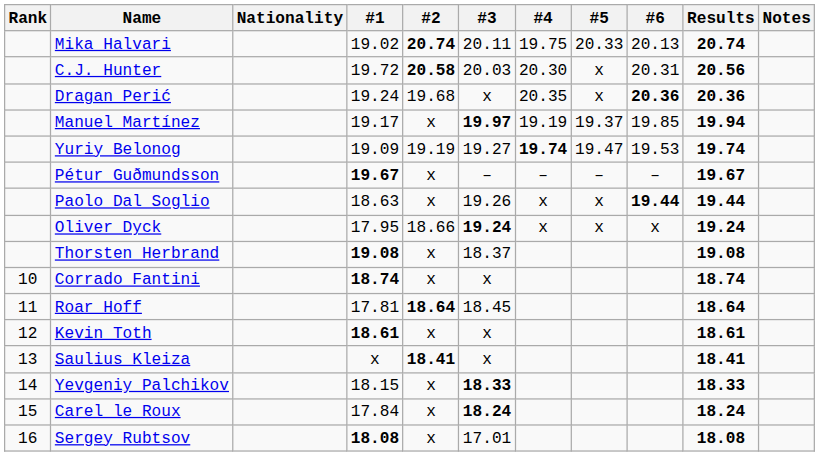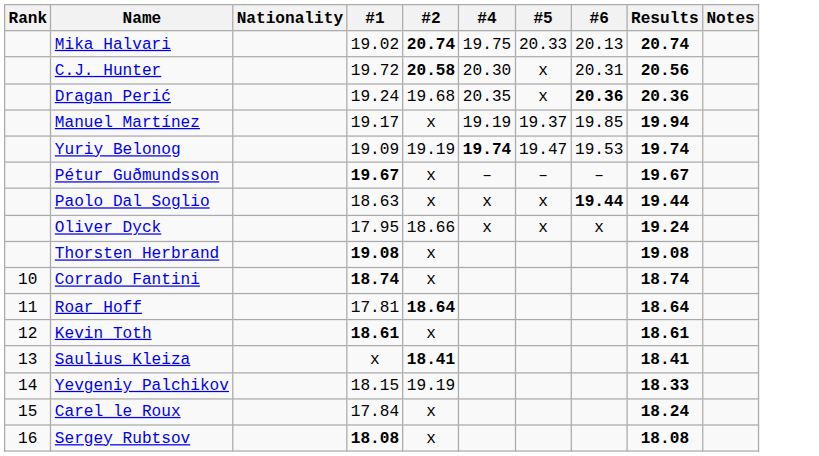- column: (487, 18)
(431, 386) x -> (431, 386) 19.19
